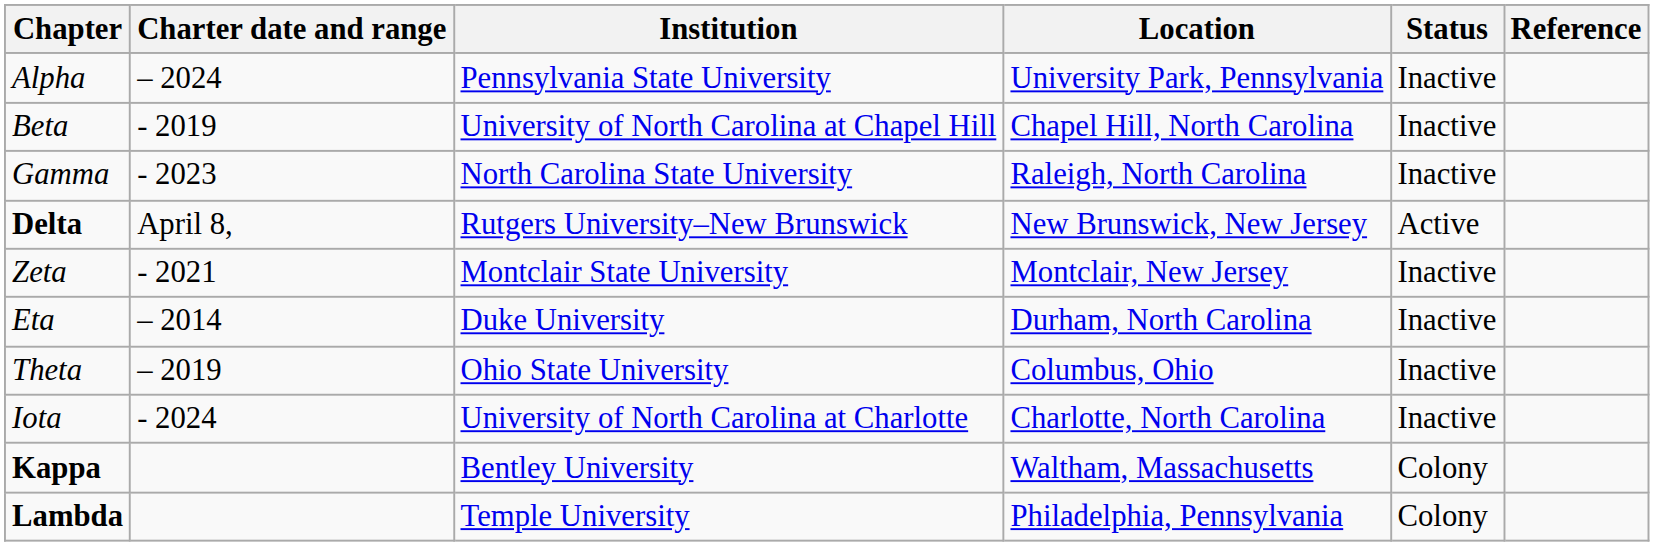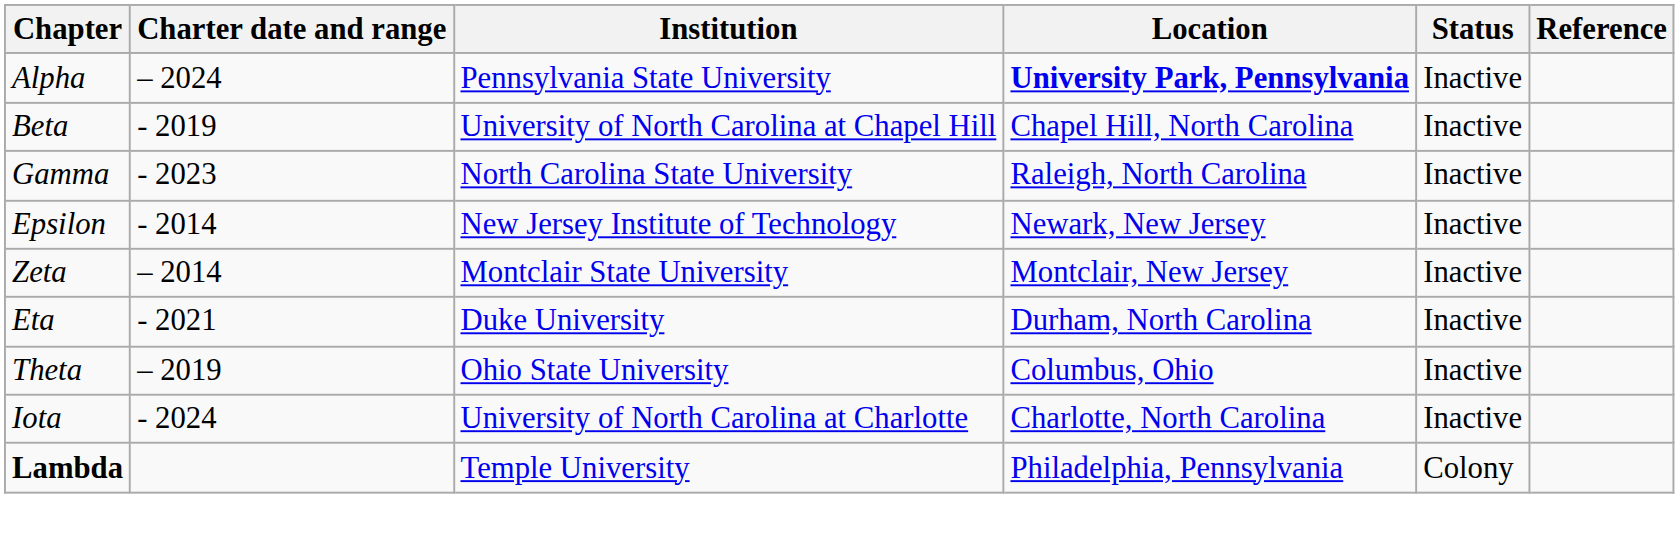(1197, 77) normal -> (1210, 77) bold
- row: (47, 223)
+ row: (59, 223)
(177, 272) - 2021 -> (179, 272) – 2014
(179, 321) – 2014 -> (177, 321) - 2021
- row: (56, 467)
